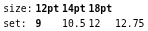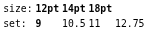(94, 23) 12 -> (94, 23) 11
